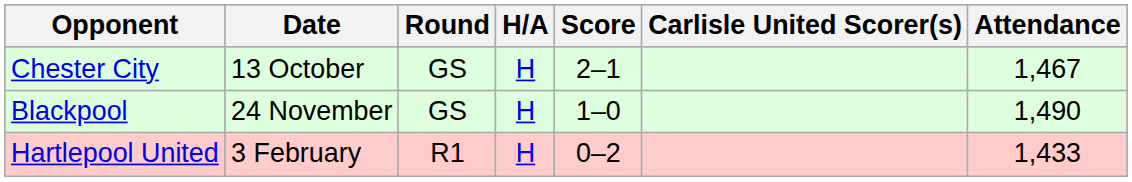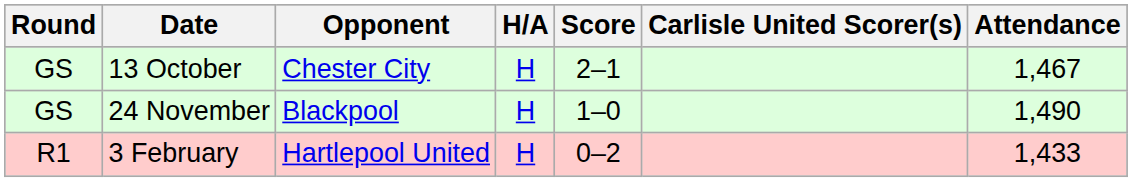columns swapped: (447, 25) <-> (115, 25)
